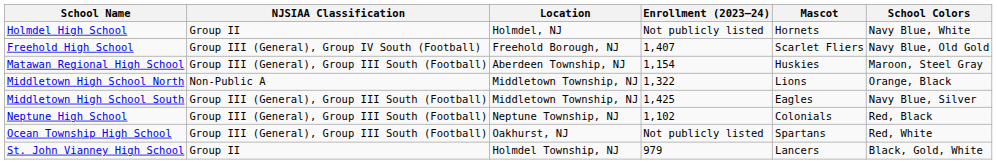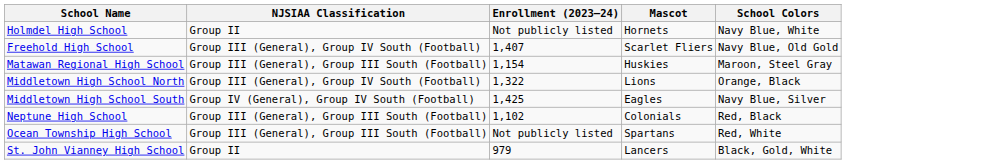- column: (565, 13)
(227, 82) Non-Public A -> (335, 82) Group III (General), Group IV South (Football)
(338, 99) Group III (General), Group III South (Football) -> (332, 99) Group IV (General), Group IV South (Football)
